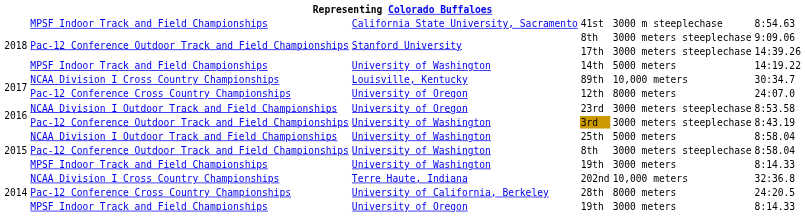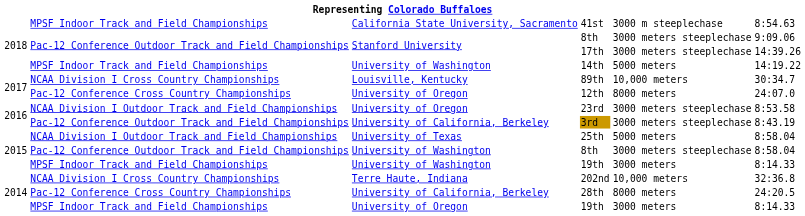(421, 122) University of Washington -> (450, 122) University of California, Berkeley
(421, 136) University of Washington -> (407, 136) University of Texas
